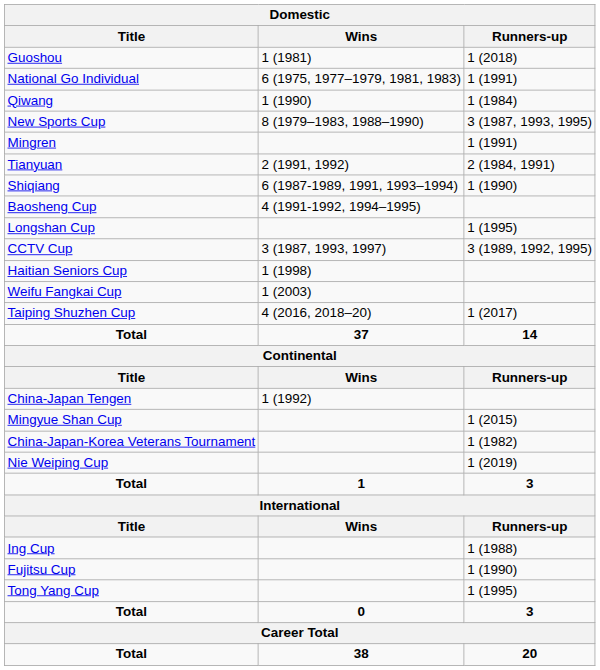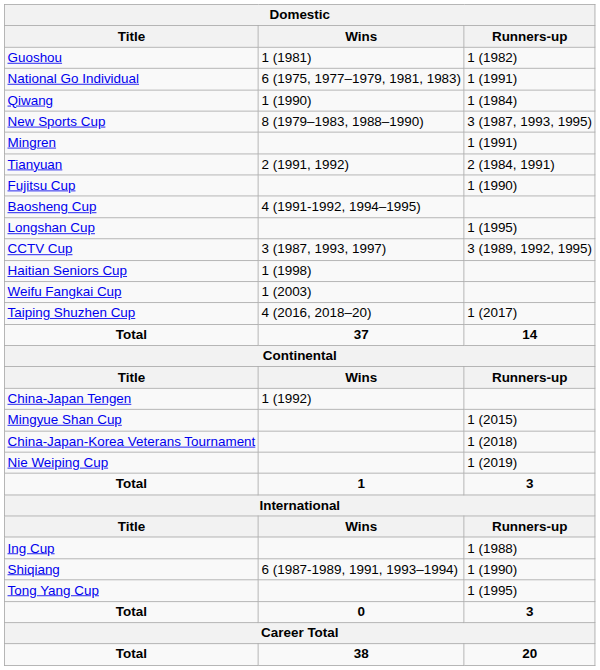(492, 57) 1 (2018) -> (492, 57) 1 (1982)
rows swapped: (34, 185) <-> (42, 569)
(492, 441) 1 (1982) -> (492, 441) 1 (2018)
